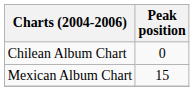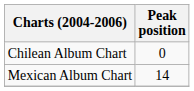(162, 75) 15 -> (162, 75) 14
